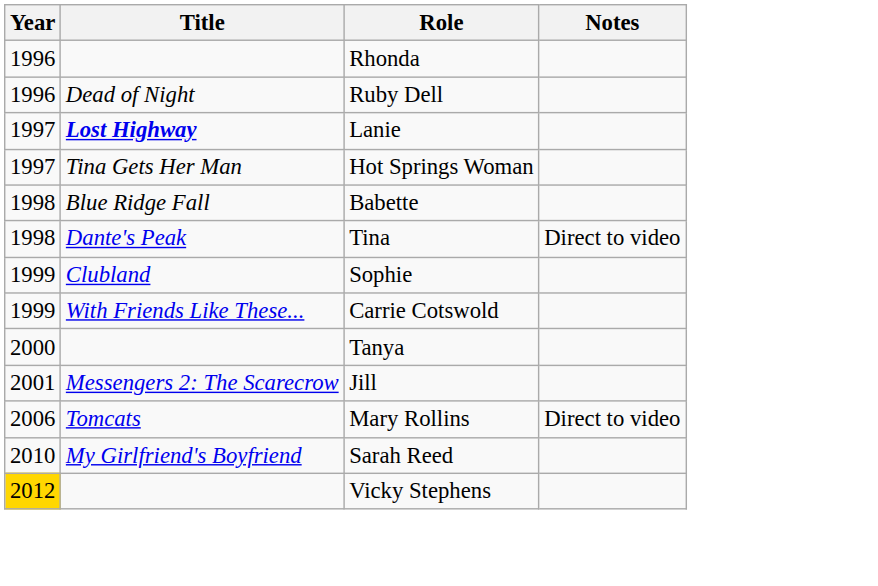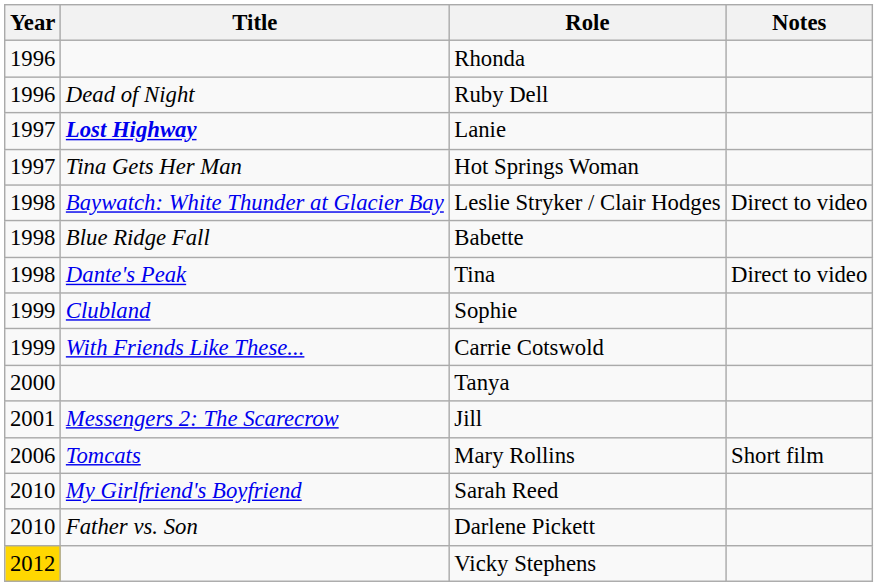+ row: (587, 202)
(612, 418) Direct to video -> (777, 454) Short film
+ row: (525, 526)
